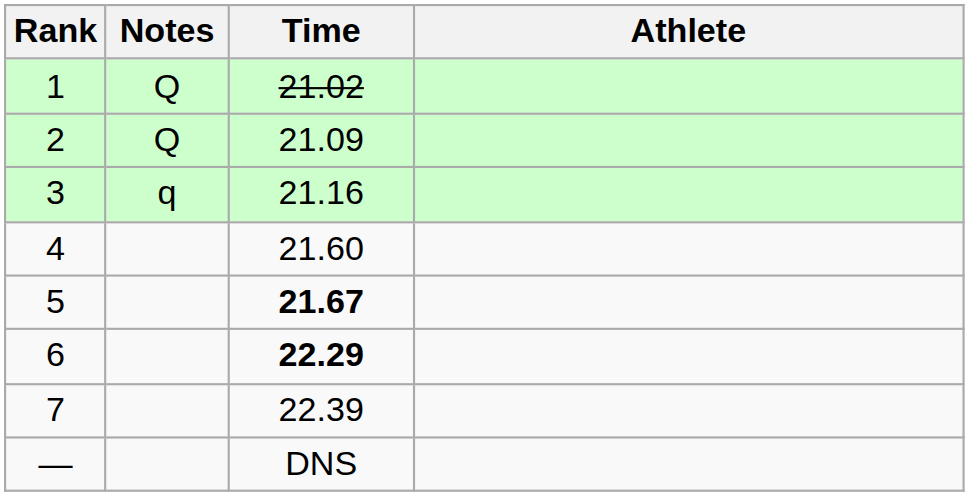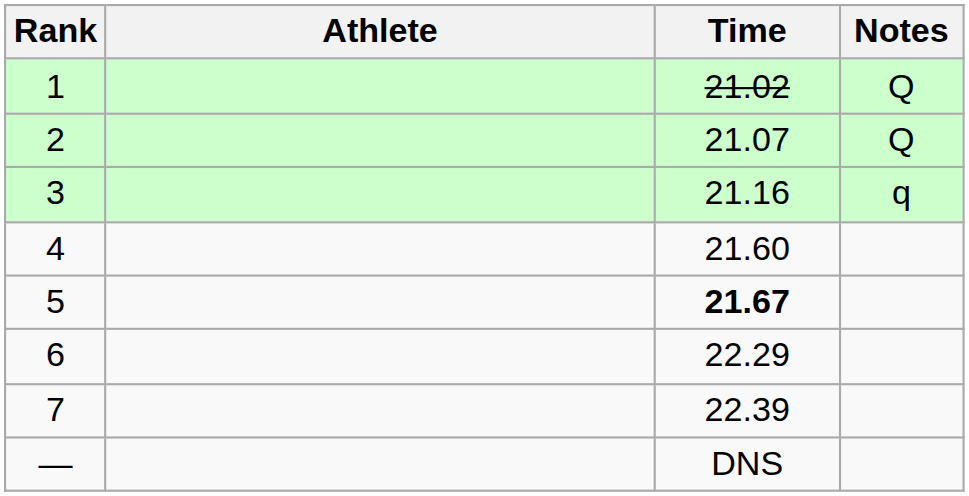columns swapped: (688, 31) <-> (167, 31)
(321, 139) 21.09 -> (747, 139) 21.07
(321, 355) bold -> (747, 355) normal
